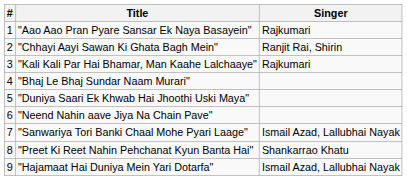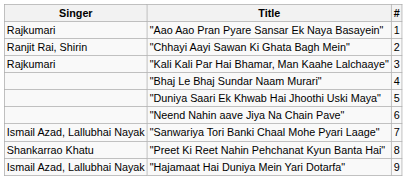columns swapped: (10, 13) <-> (331, 13)
